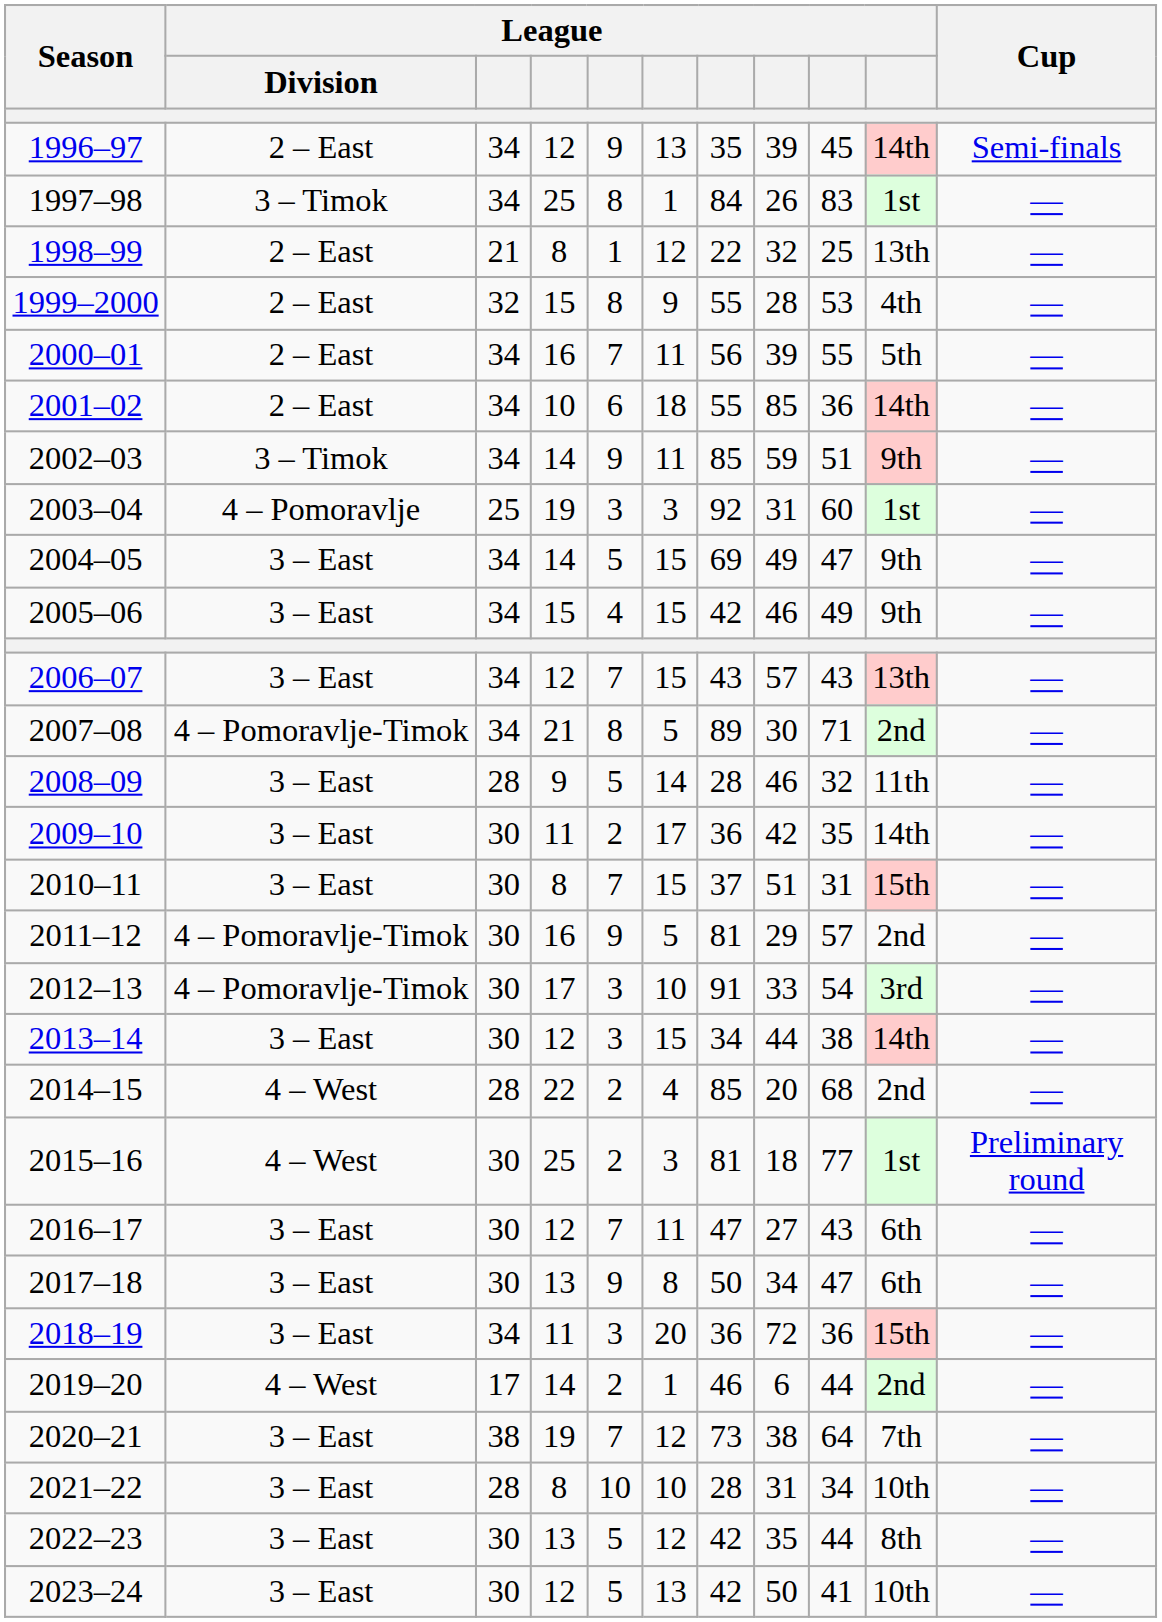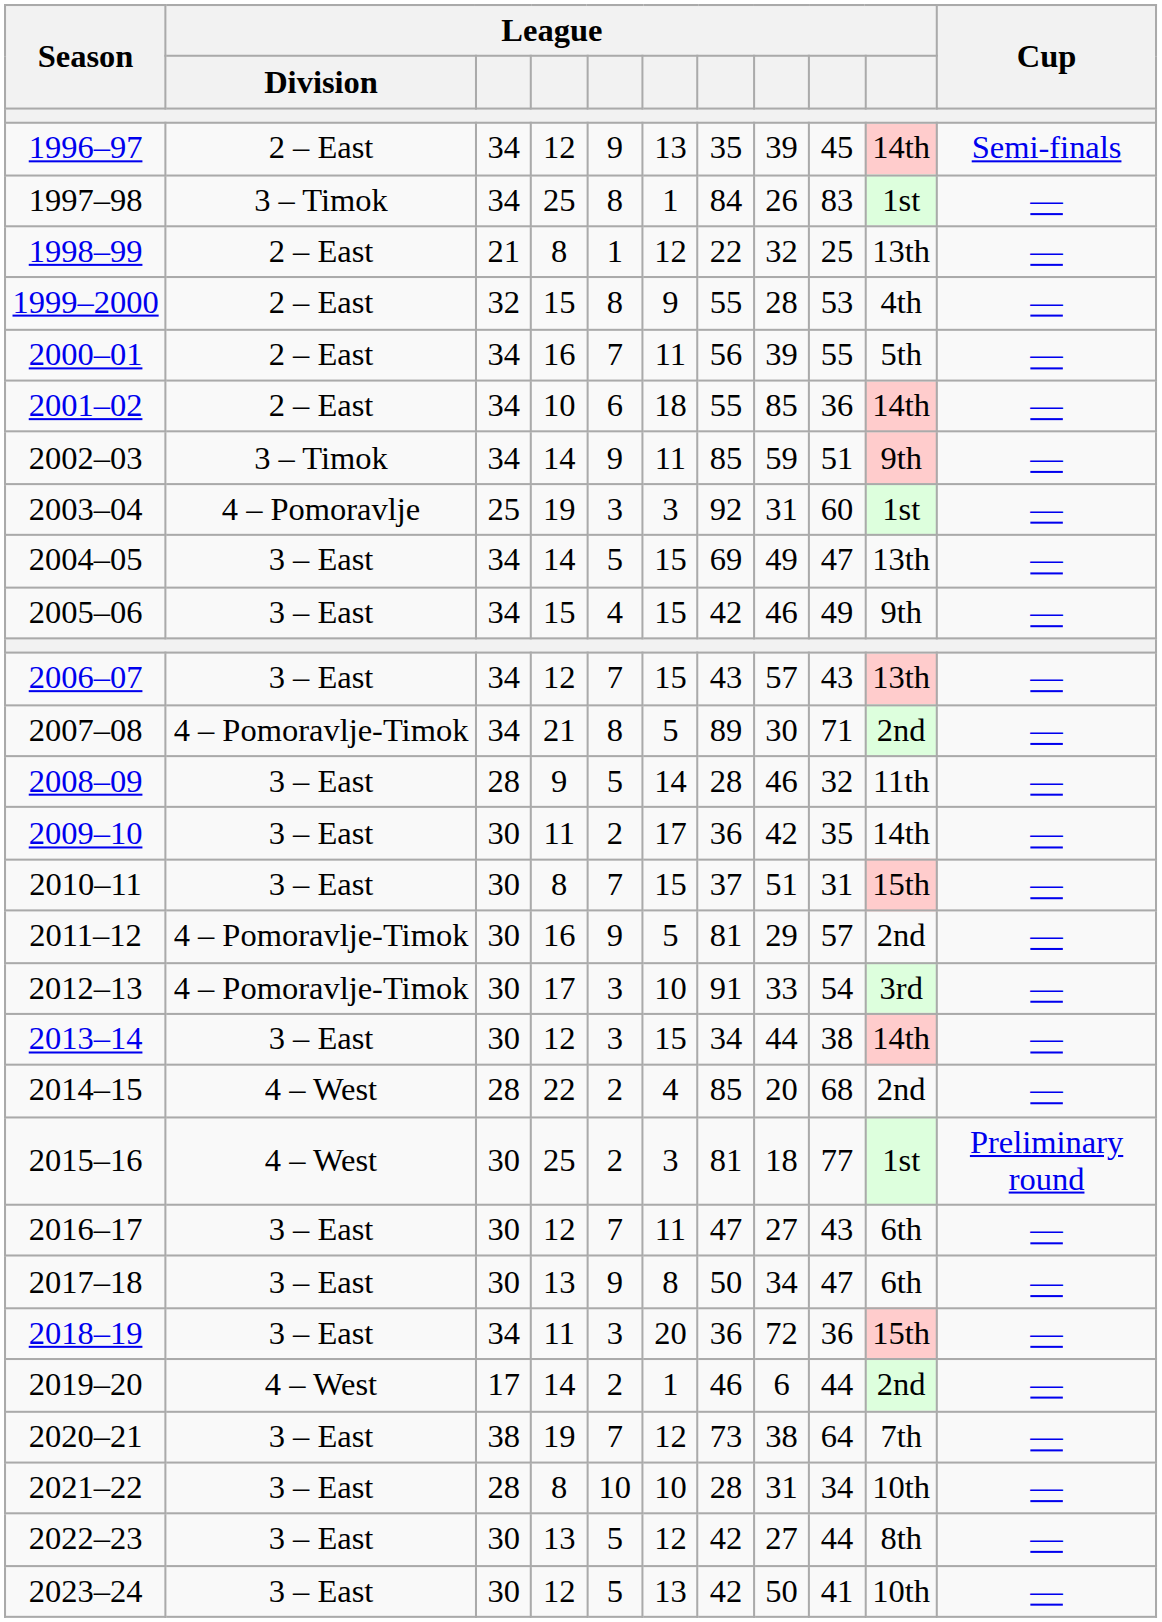(901, 560) 9th -> (901, 560) 13th
(782, 1539) 35 -> (782, 1539) 27
